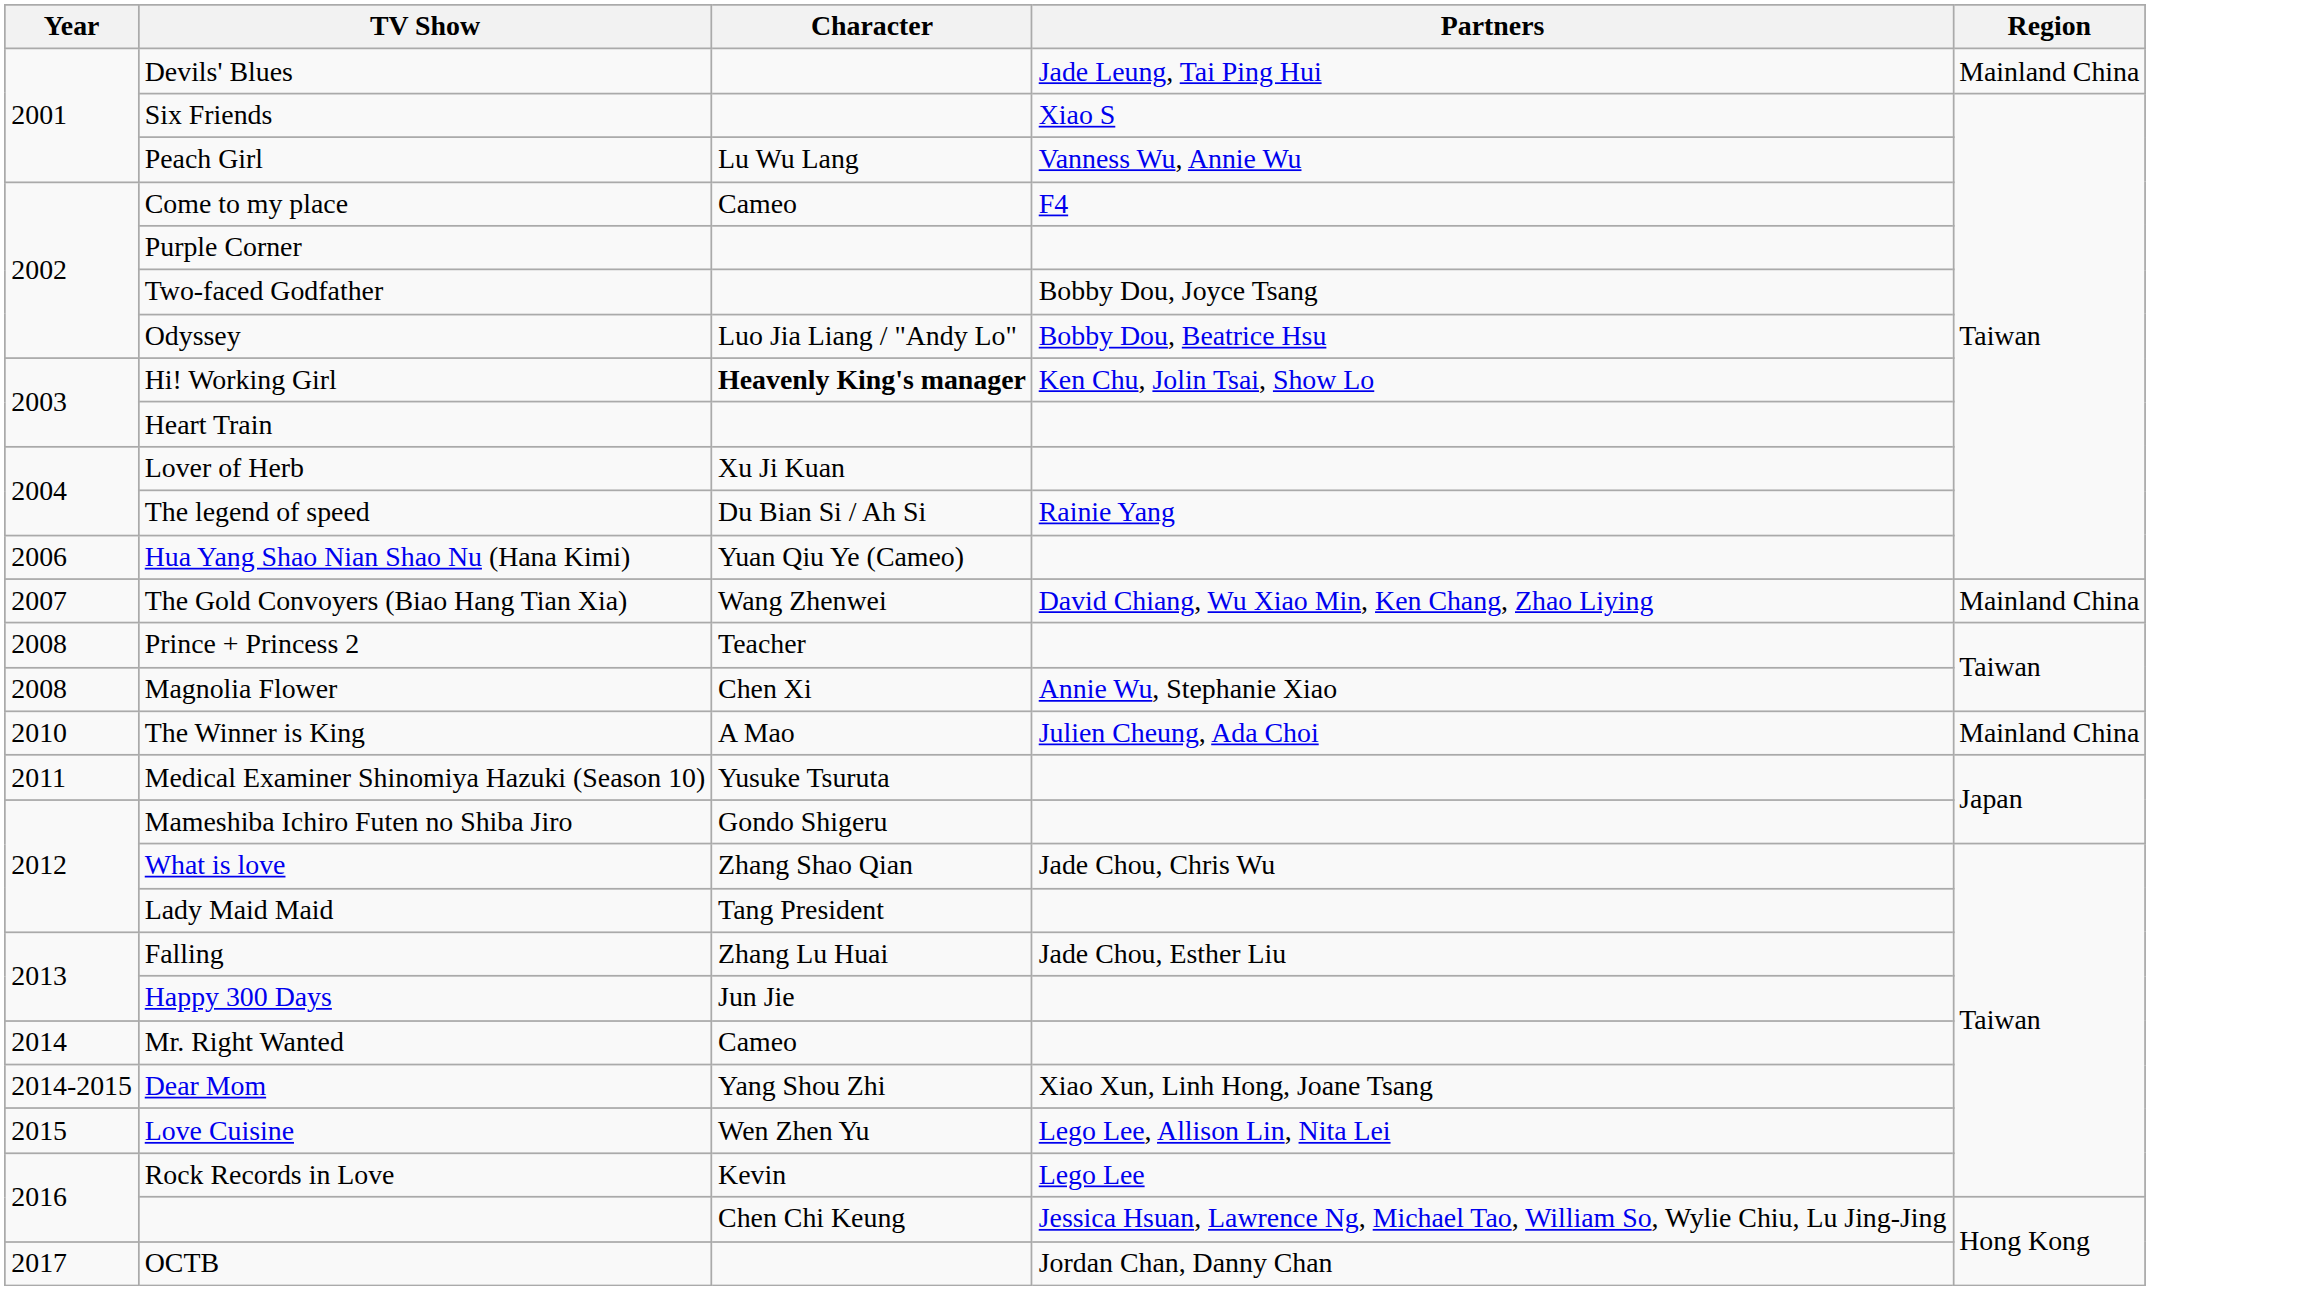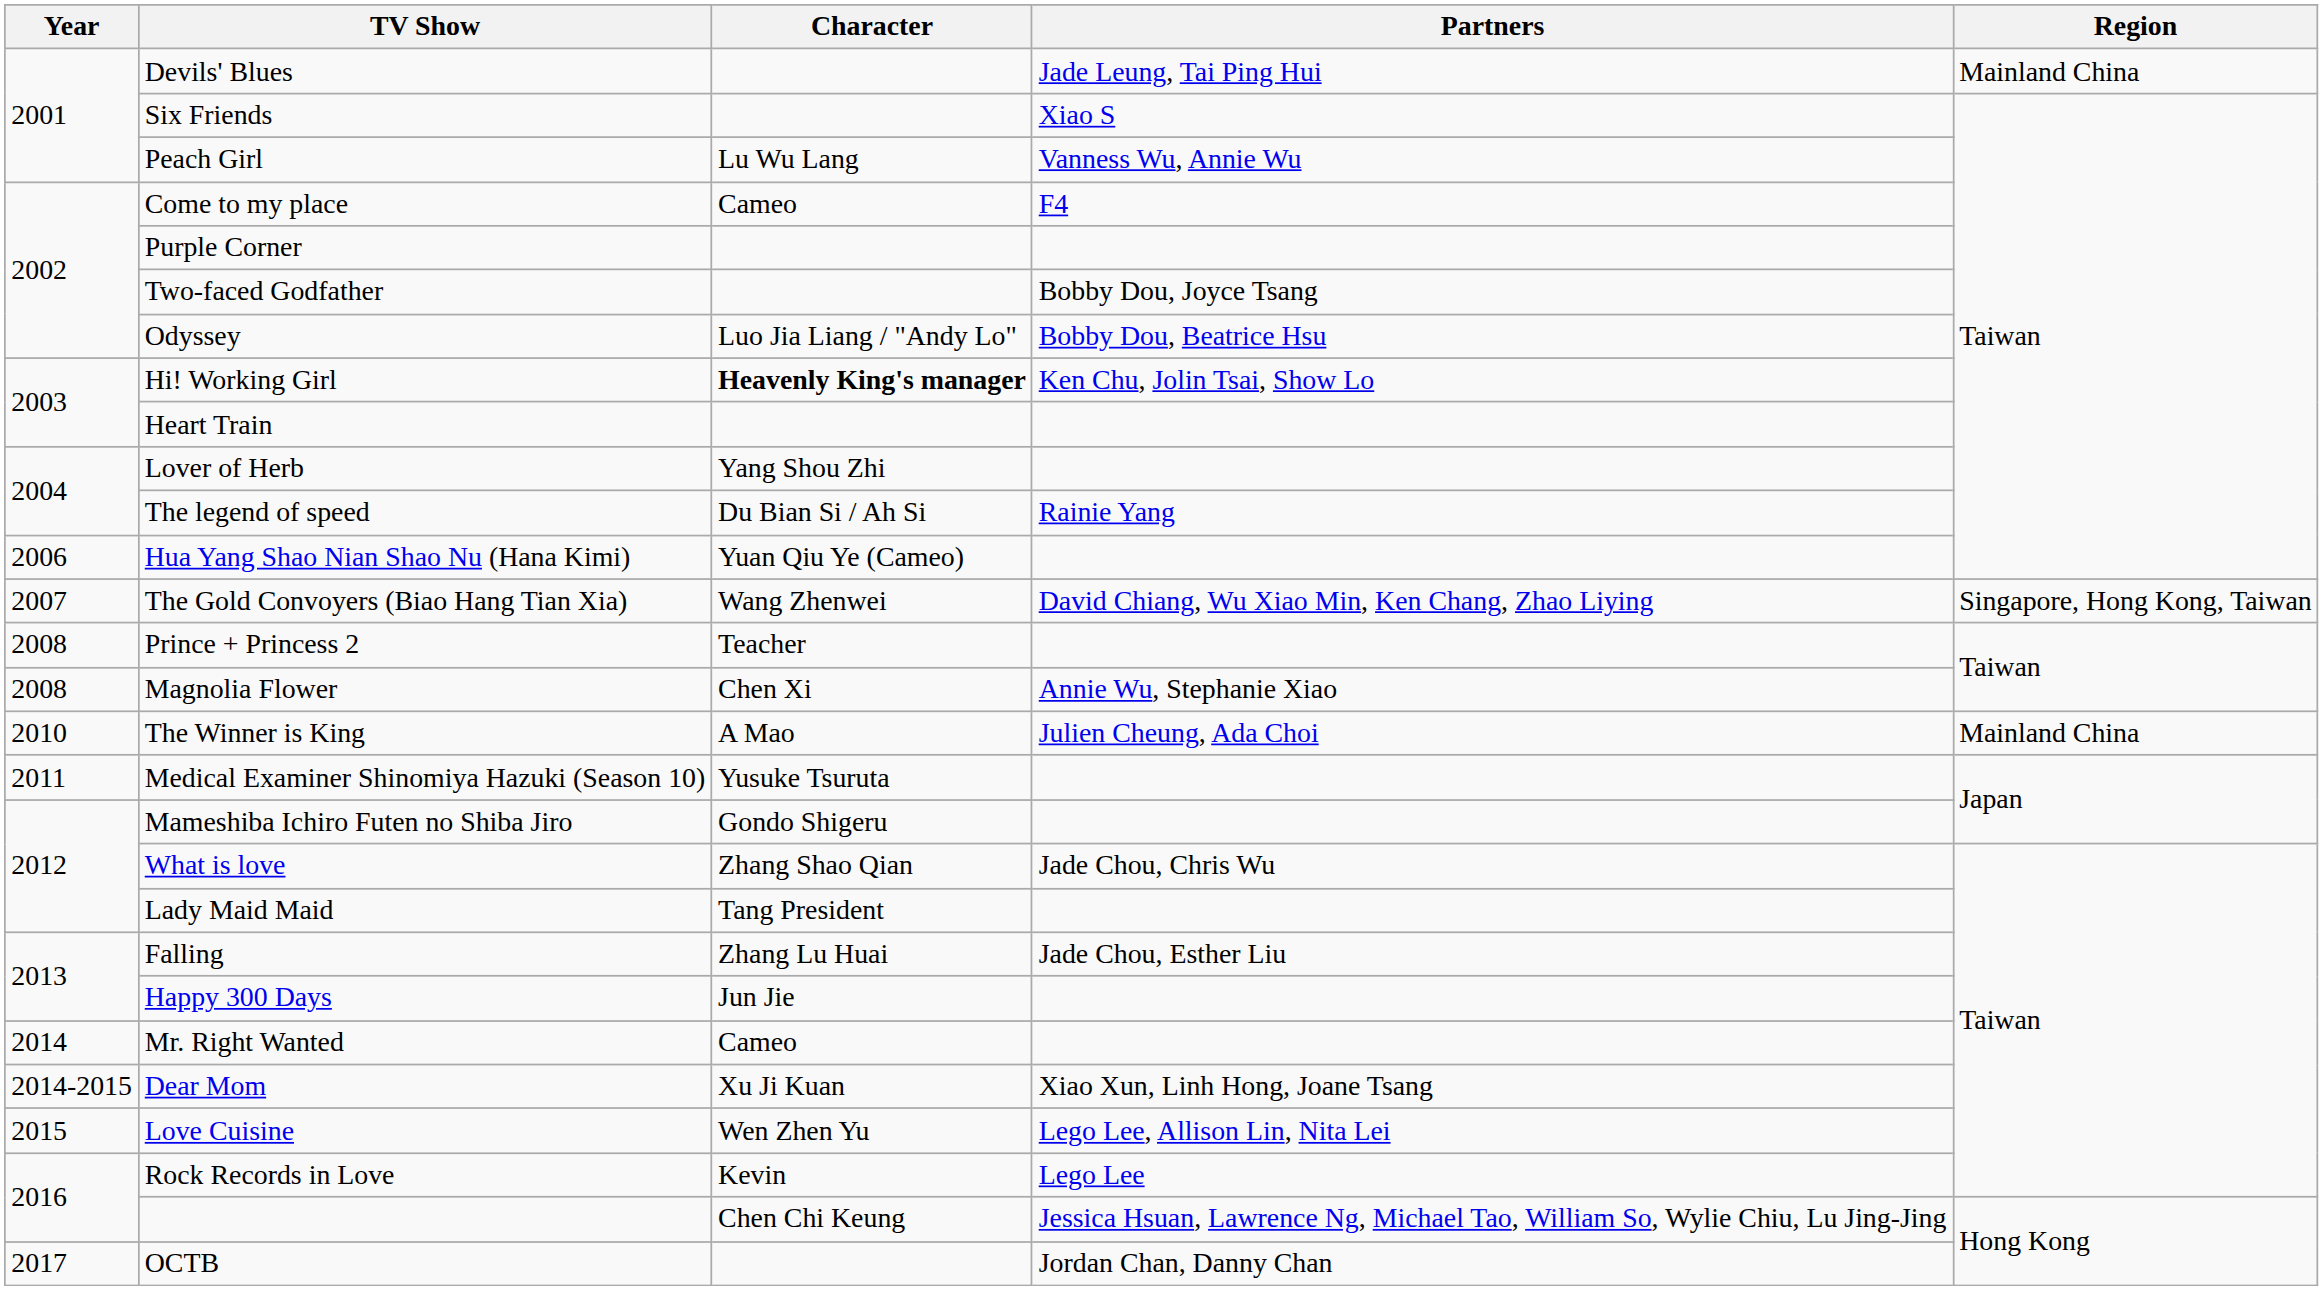(782, 468) Xu Ji Kuan -> (802, 468) Yang Shou Zhi
(2049, 600) Mainland China -> (2135, 600) Singapore, Hong Kong, Taiwan
(802, 1086) Yang Shou Zhi -> (782, 1086) Xu Ji Kuan
